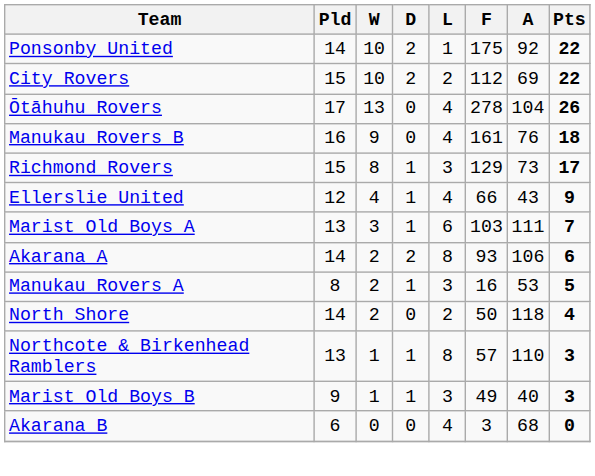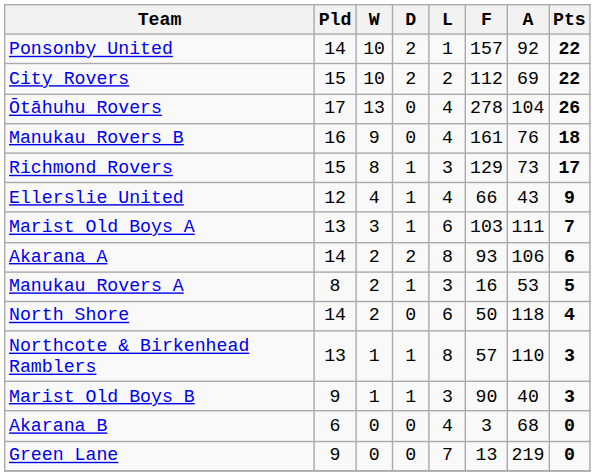(486, 49) 175 -> (486, 49) 157
(447, 316) 2 -> (447, 316) 6
(486, 396) 49 -> (486, 396) 90
+ row: (64, 456)
